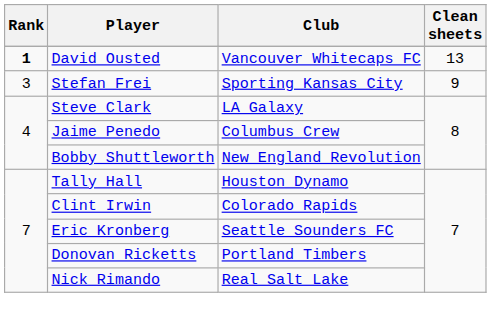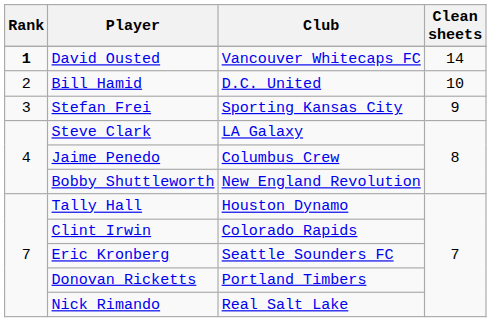(455, 59) 13 -> (455, 59) 14
+ row: (97, 83)
